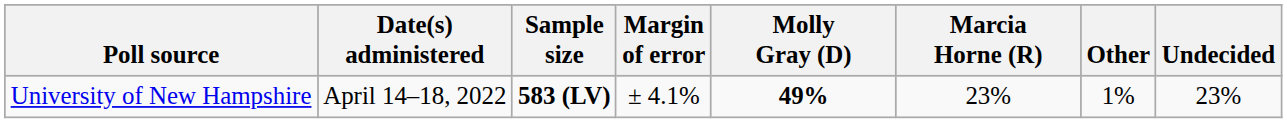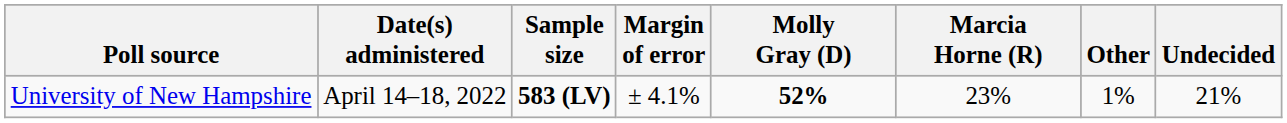(804, 95) 49% -> (804, 95) 52%
(1218, 95) 23% -> (1218, 95) 21%
